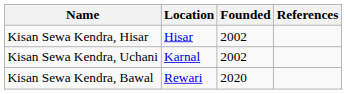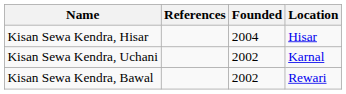columns swapped: (189, 15) <-> (308, 15)
(234, 36) 2002 -> (245, 36) 2004
(234, 78) 2020 -> (245, 78) 2002
